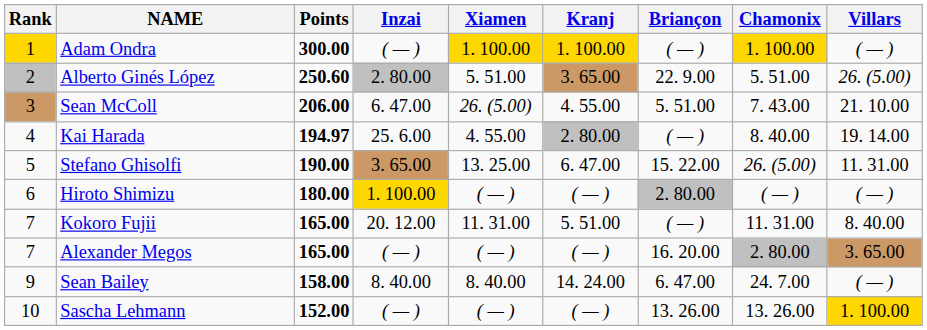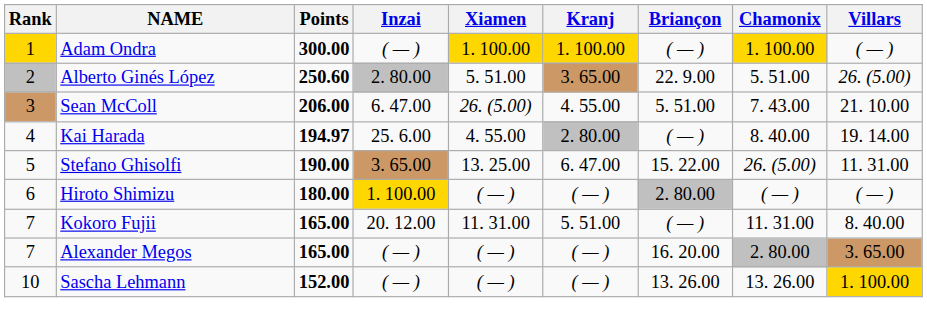- row: (104, 281)
